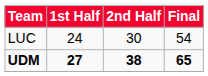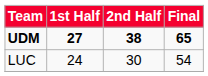rows swapped: (24, 60) <-> (22, 38)
